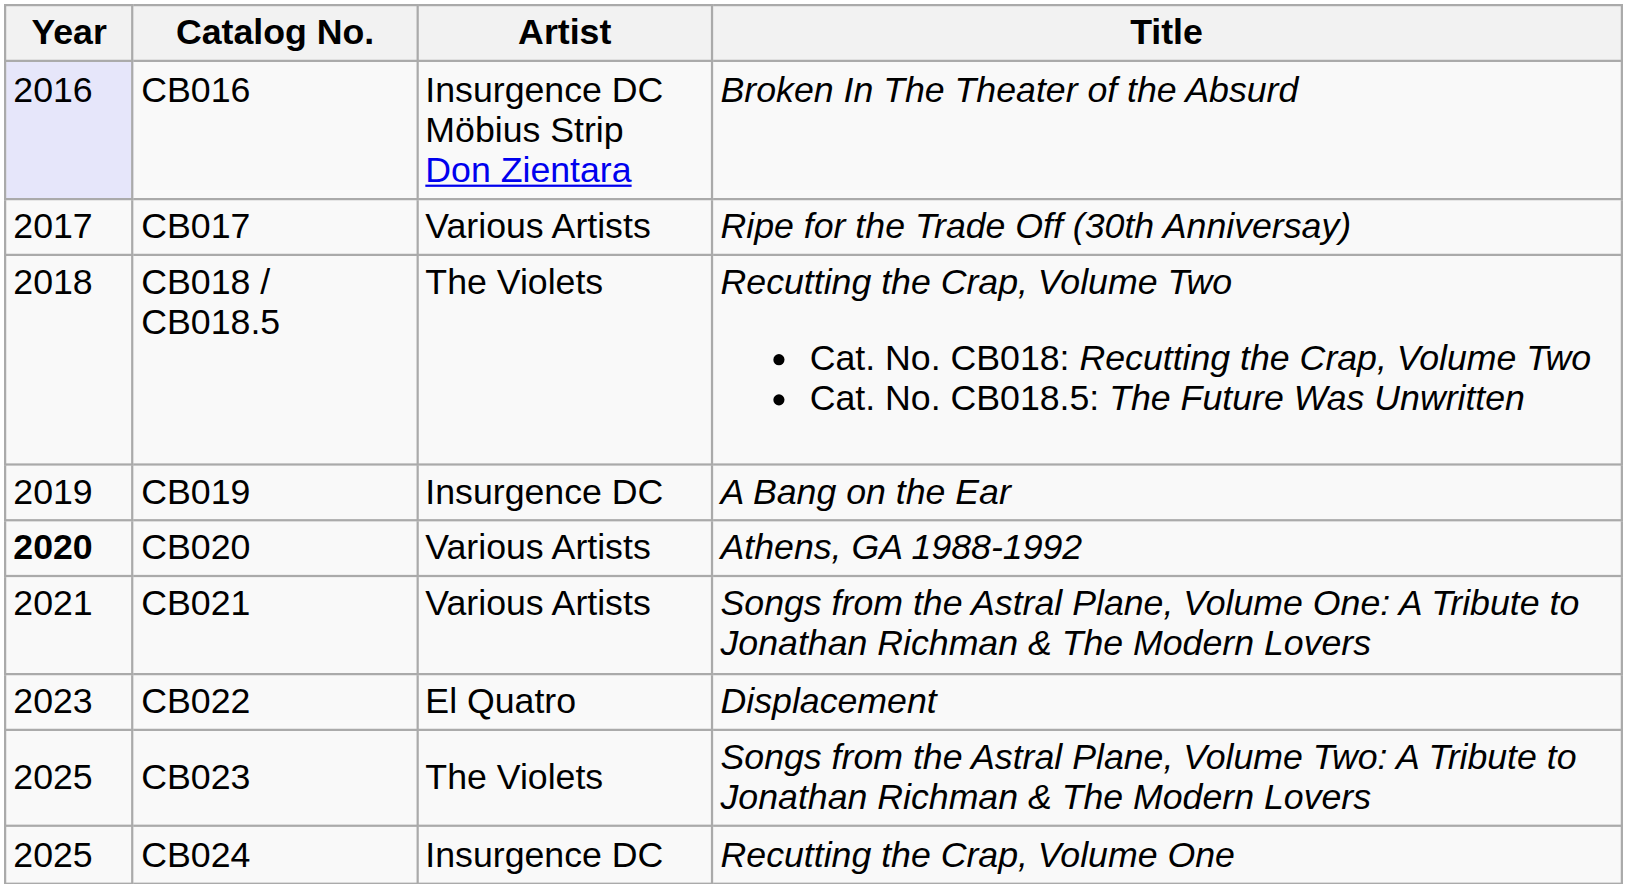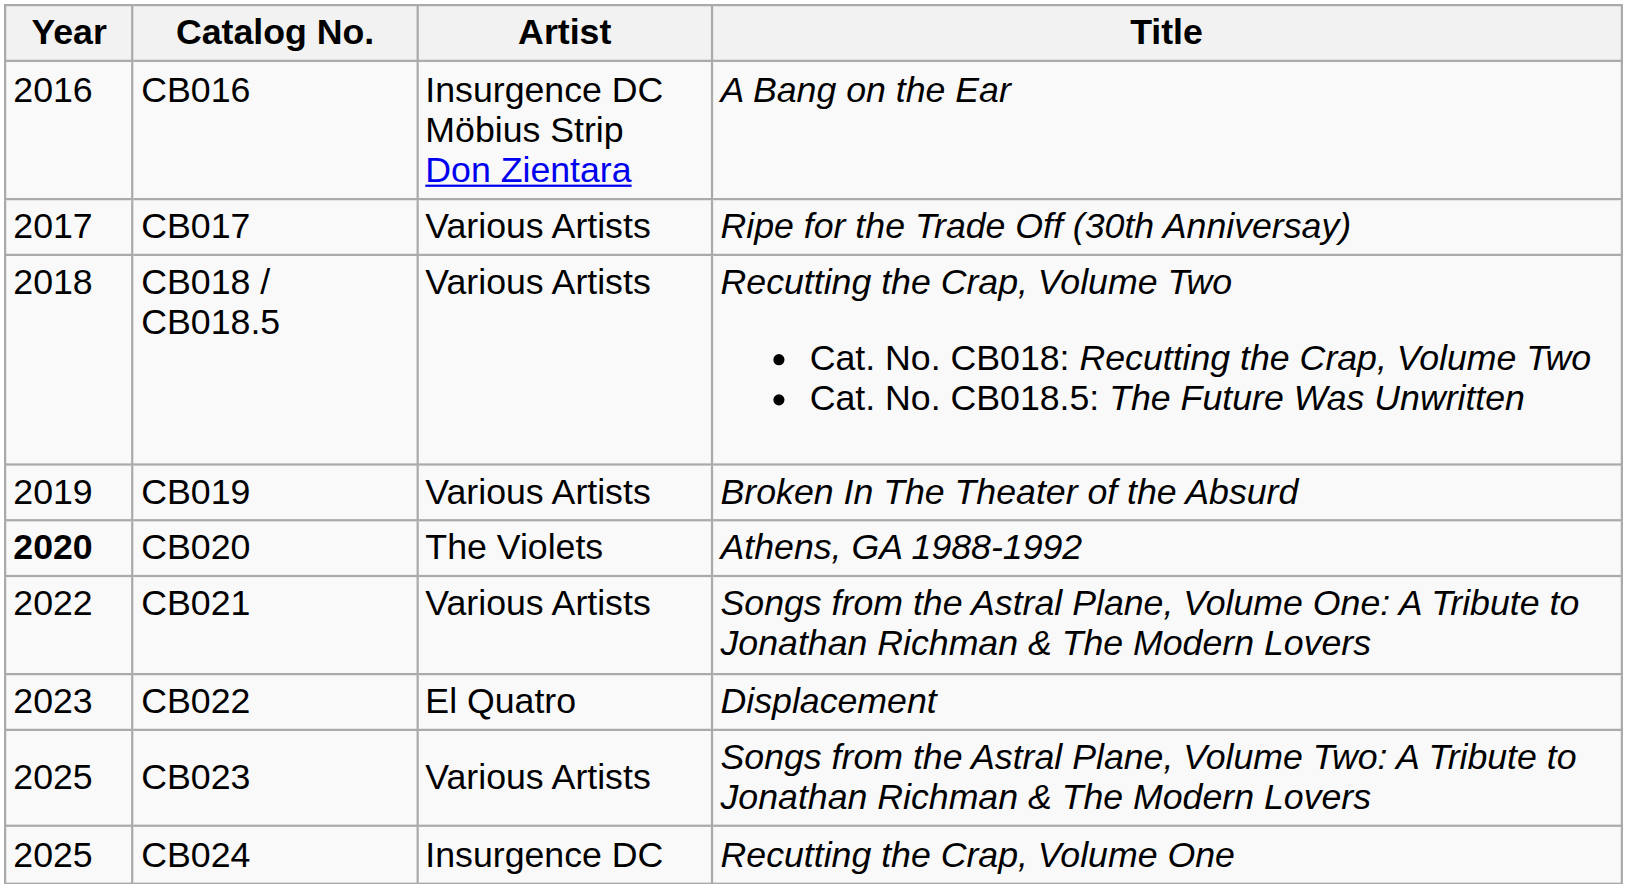(53, 89) lavender background -> (53, 89) no background
(1009, 89) Broken In The Theater of the Absurd -> (866, 89) A Bang on the Ear
(514, 282) The Violets -> (538, 282) Various Artists
(544, 491) Insurgence DC -> (538, 491) Various Artists
(866, 491) A Bang on the Ear -> (1009, 491) Broken In The Theater of the Absurd
(538, 547) Various Artists -> (514, 547) The Violets
(53, 604) 2021 -> (53, 604) 2022
(514, 777) The Violets -> (538, 777) Various Artists
